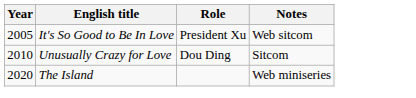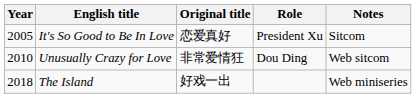+ column: (215, 14)
(282, 34) Web sitcom -> (347, 36) Sitcom
(270, 55) Sitcom -> (359, 58) Web sitcom
(20, 75) 2020 -> (20, 81) 2018
